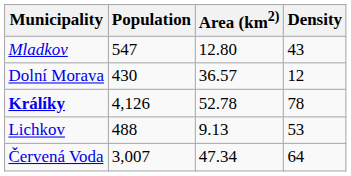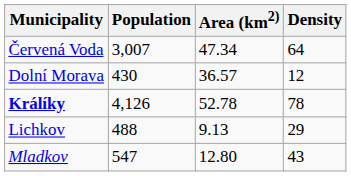rows swapped: (56, 157) <-> (38, 49)
(296, 130) 53 -> (296, 130) 29
